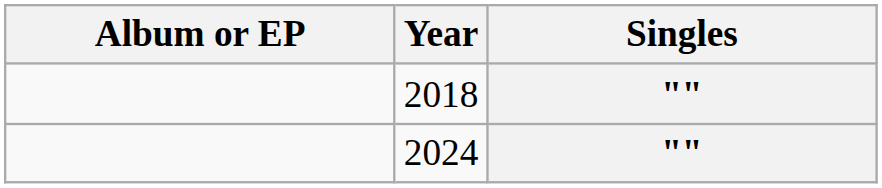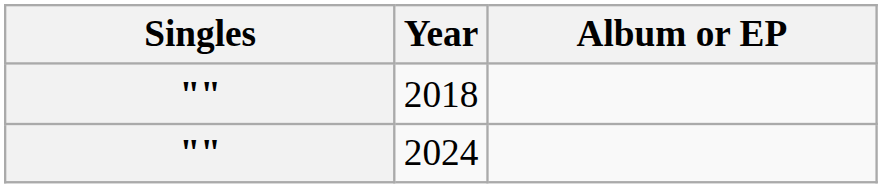columns swapped: (682, 34) <-> (200, 34)
